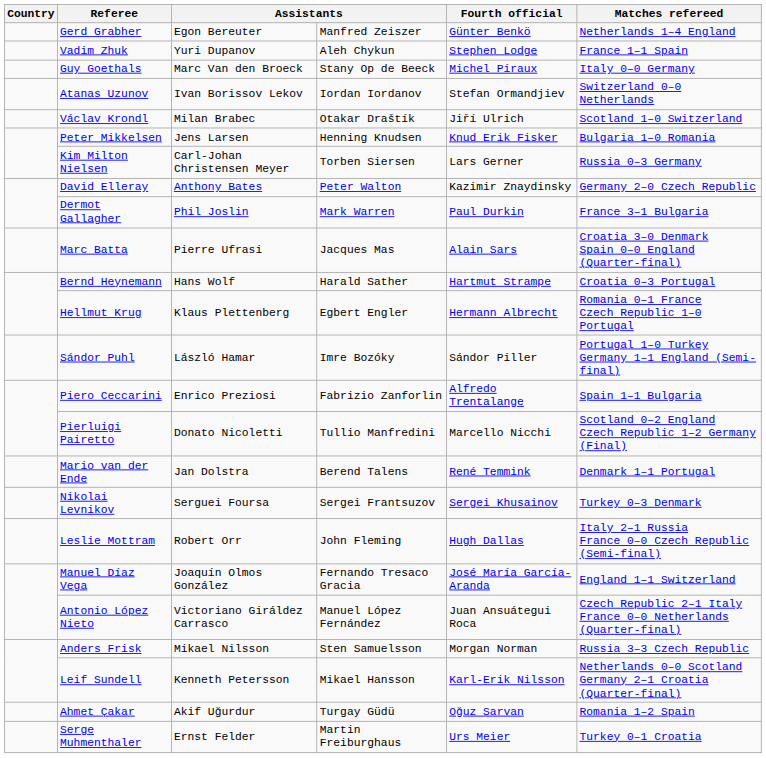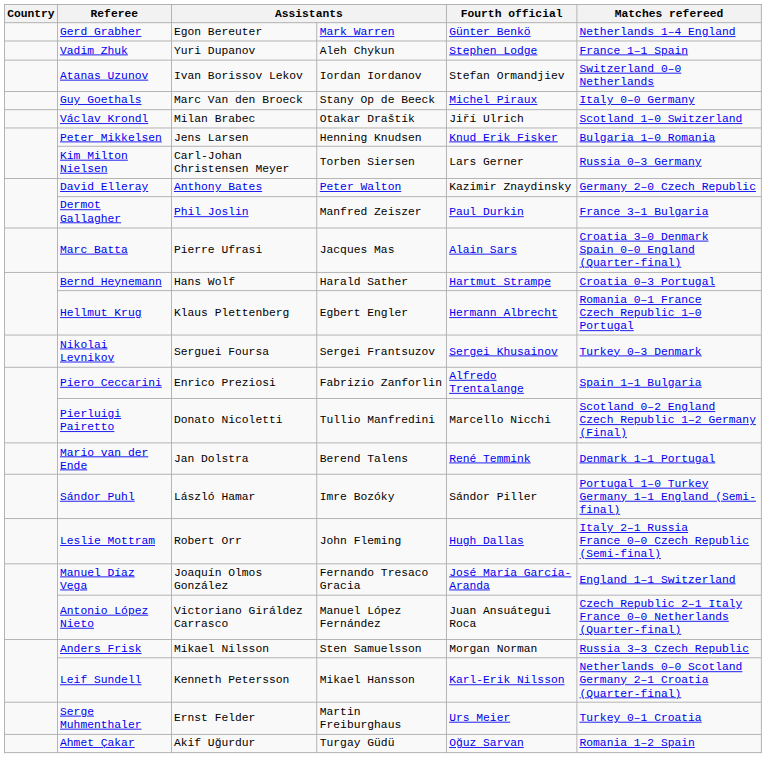(371, 32) Manfred Zeiszer -> (357, 32) Mark Warren
rows swapped: (101, 69) <-> (104, 94)
(357, 212) Mark Warren -> (371, 212) Manfred Zeiszer
rows swapped: (97, 358) <-> (87, 503)
rows swapped: (101, 737) <-> (97, 712)
